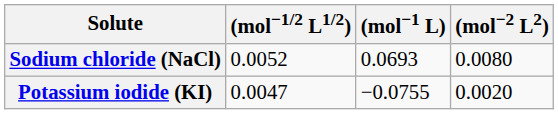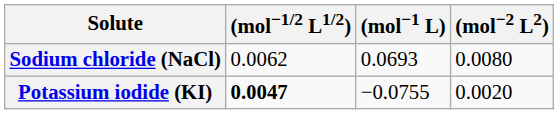(259, 59) 0.0052 -> (259, 59) 0.0062
(259, 92) normal -> (259, 92) bold
